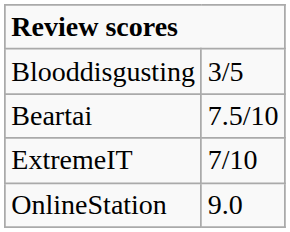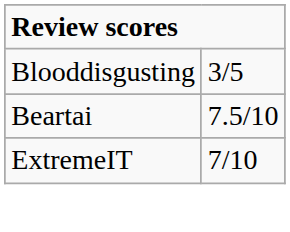- row: (89, 204)
